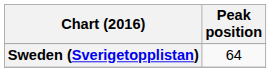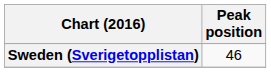(234, 55) 64 -> (234, 55) 46
